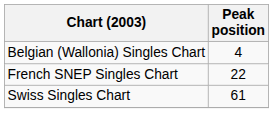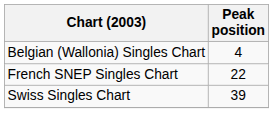(238, 96) 61 -> (238, 96) 39
